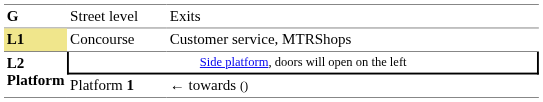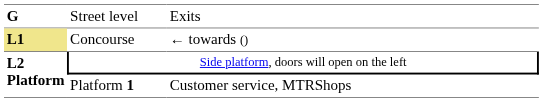(261, 39) Customer service, MTRShops -> (209, 39) ← towards ()
(209, 85) ← towards () -> (261, 85) Customer service, MTRShops
